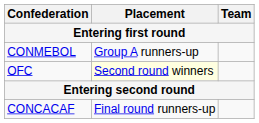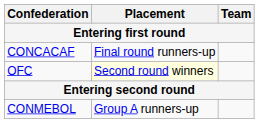rows swapped: (41, 109) <-> (41, 52)
